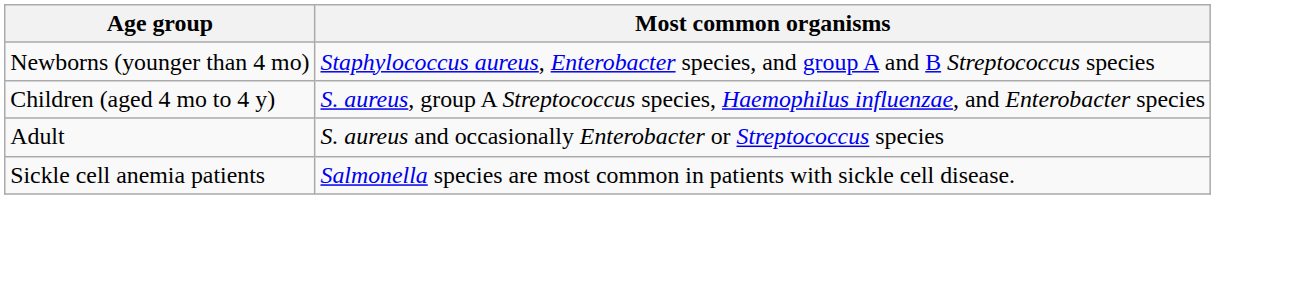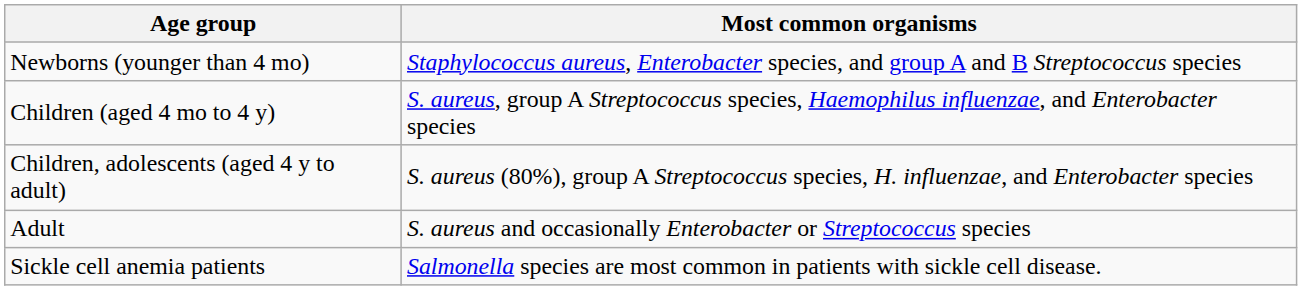+ row: (172, 177)
